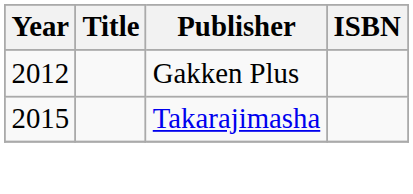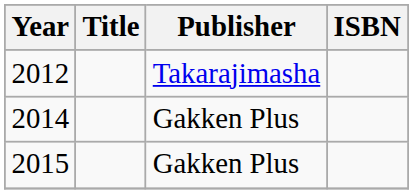(226, 73) Gakken Plus -> (237, 73) Takarajimasha
+ row: (40, 118)
(237, 118) Takarajimasha -> (226, 164) Gakken Plus
